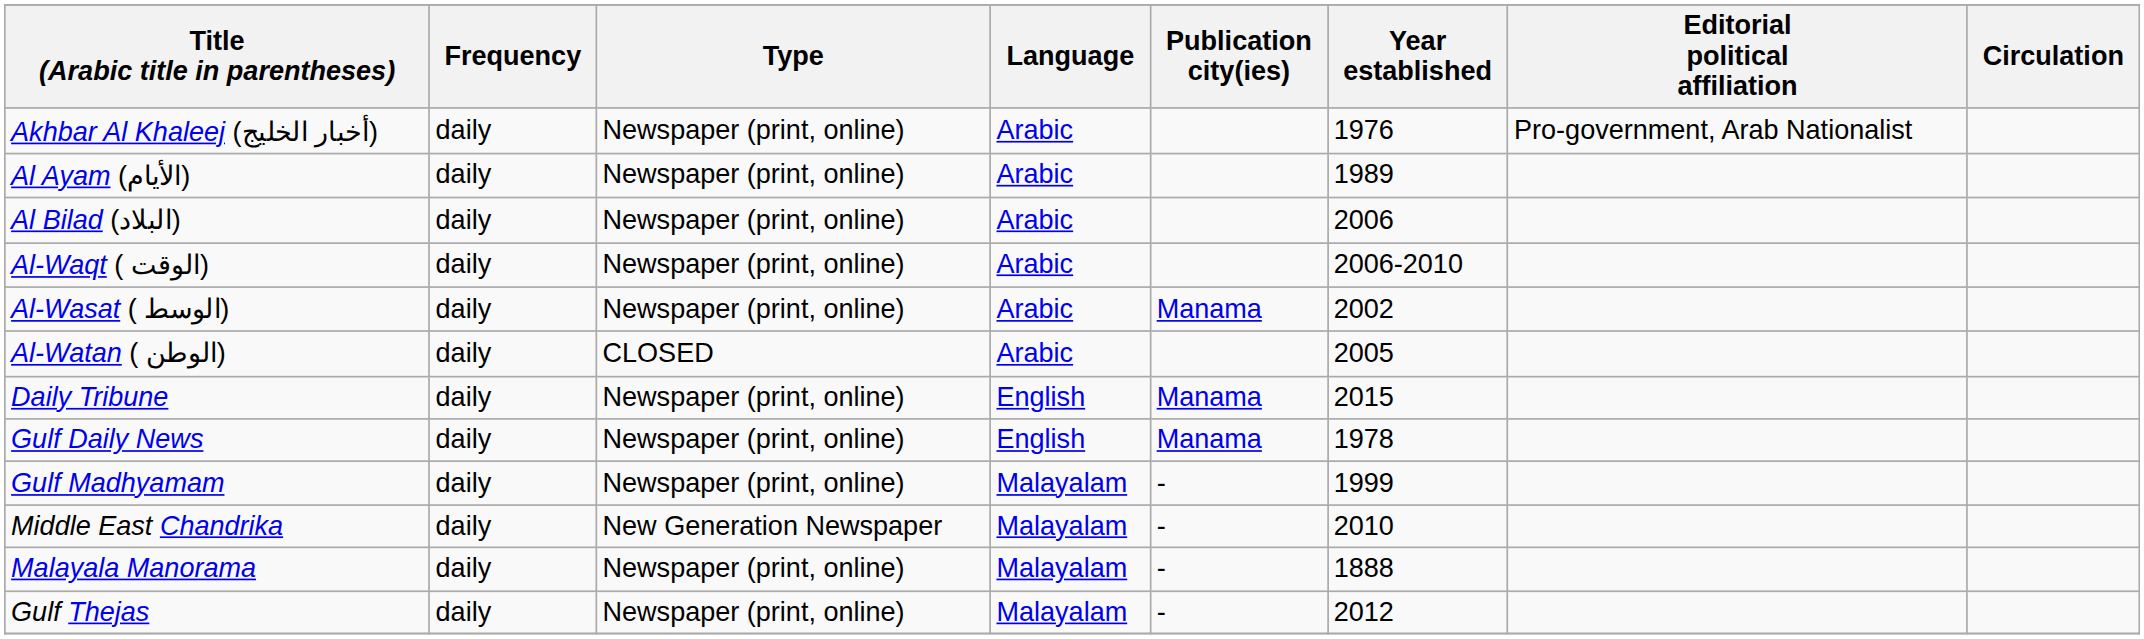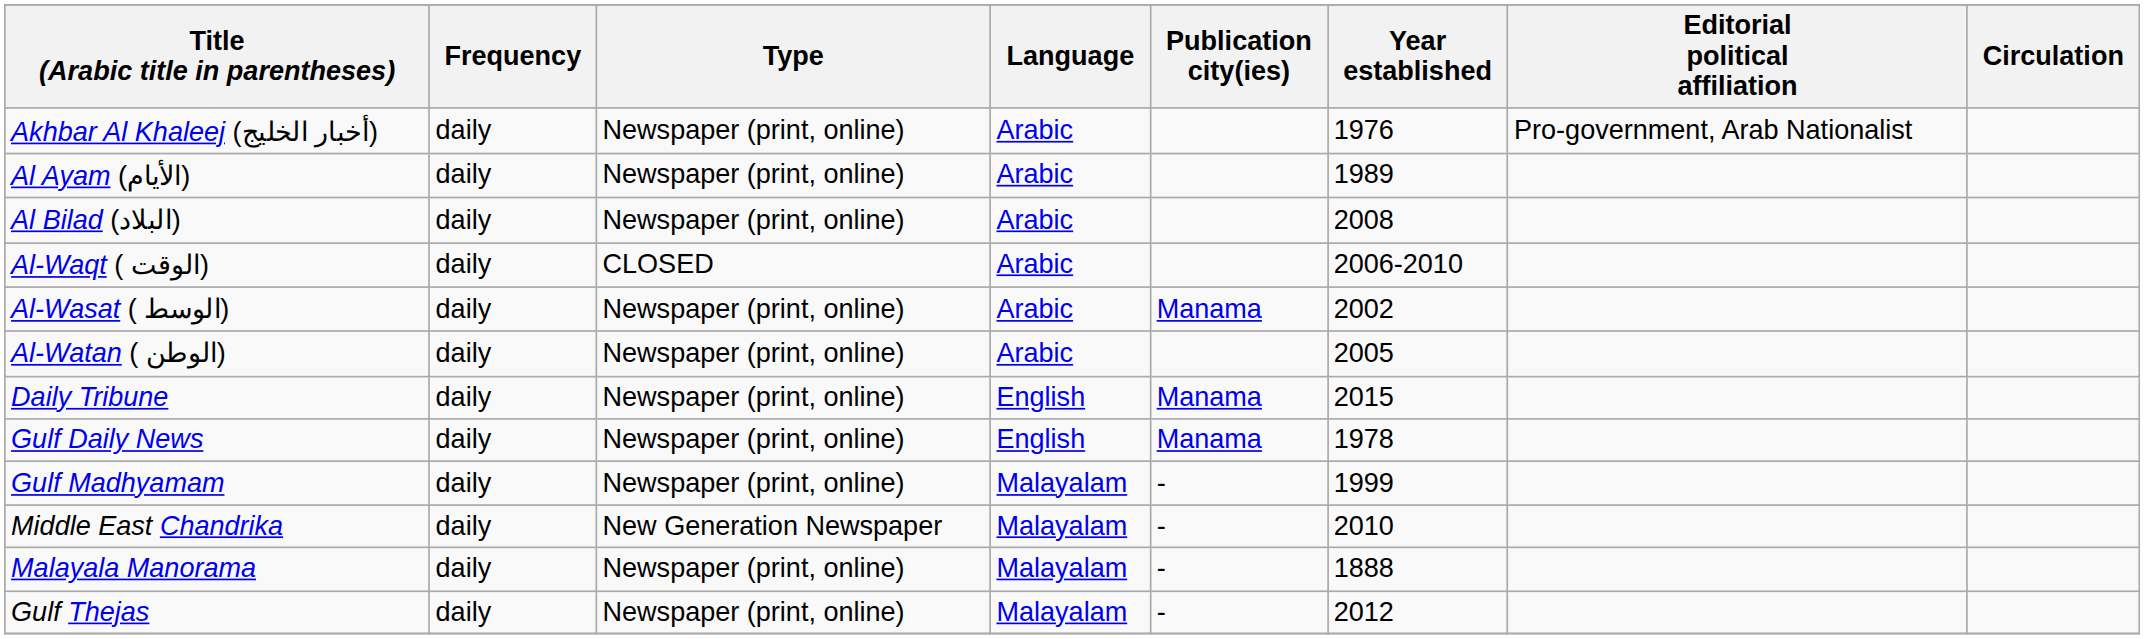(1364, 219) 2006 -> (1364, 219) 2008
(754, 264) Newspaper (print, online) -> (658, 264) CLOSED
(658, 353) CLOSED -> (754, 353) Newspaper (print, online)
